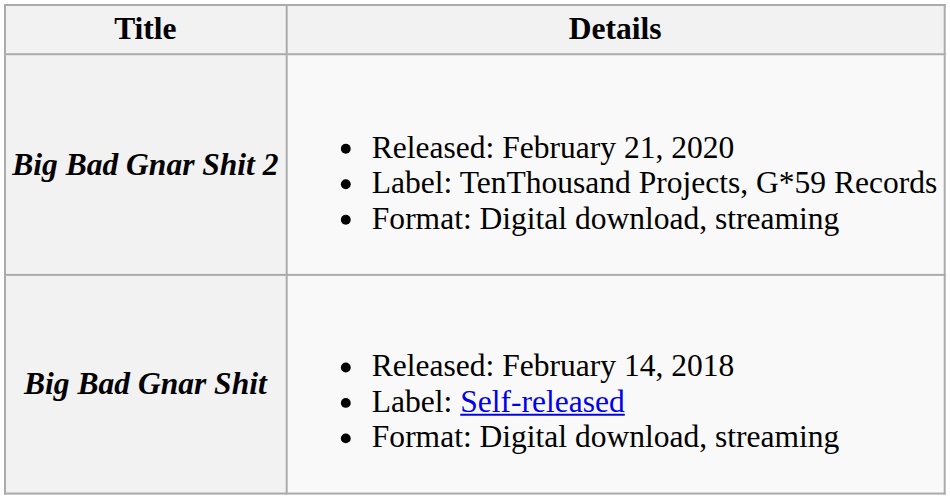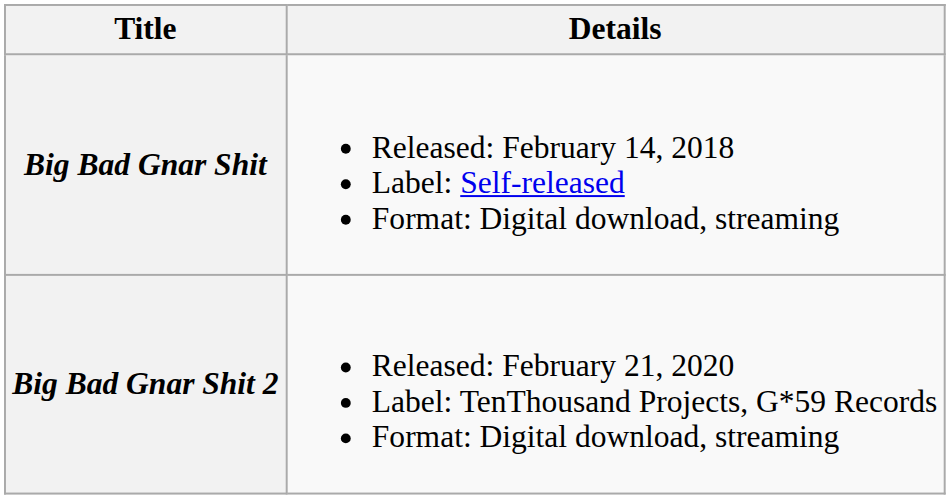rows swapped: (145, 383) <-> (145, 164)
